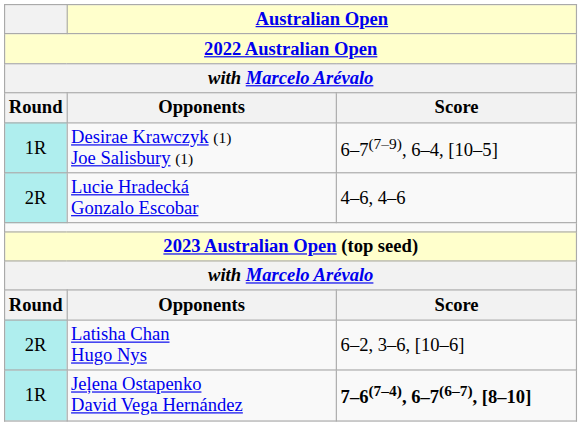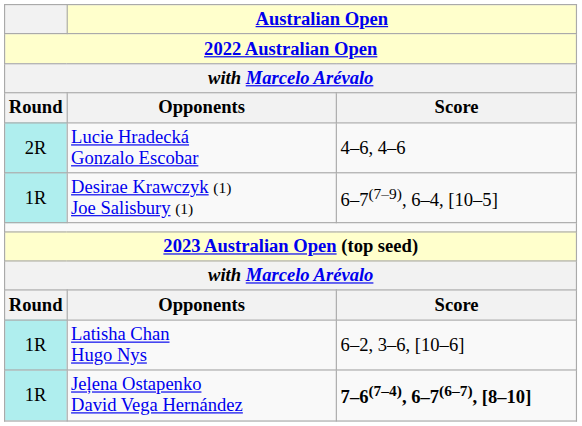rows swapped: (151, 147) <-> (135, 197)
(36, 344) 2R -> (36, 344) 1R
